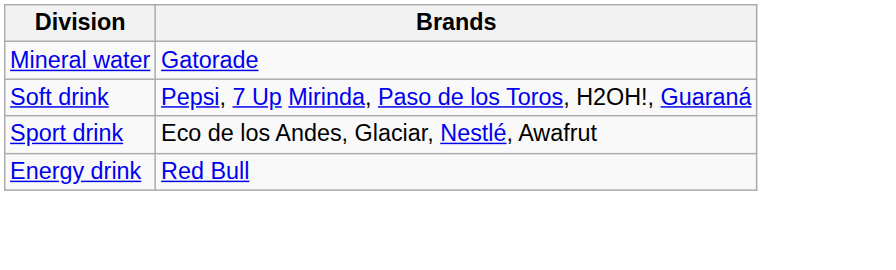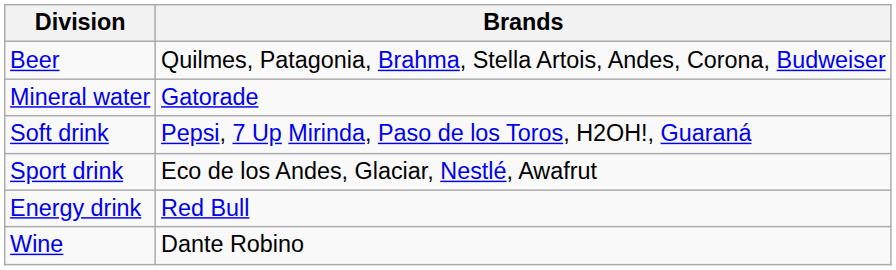+ row: (35, 60)
+ row: (37, 245)
